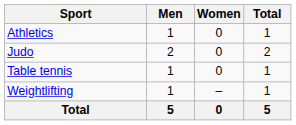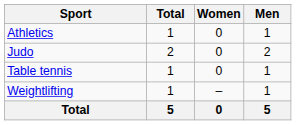columns swapped: (170, 14) <-> (267, 14)
